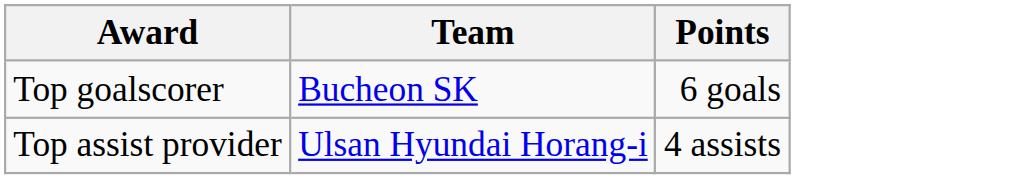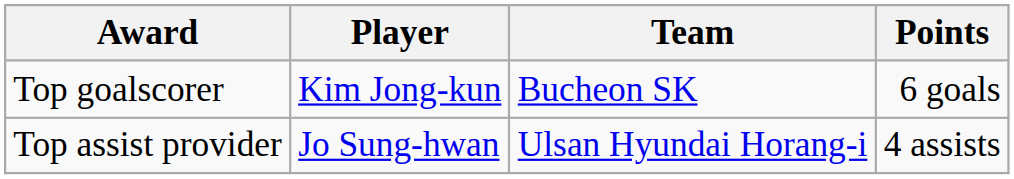+ column: (400, 32)
